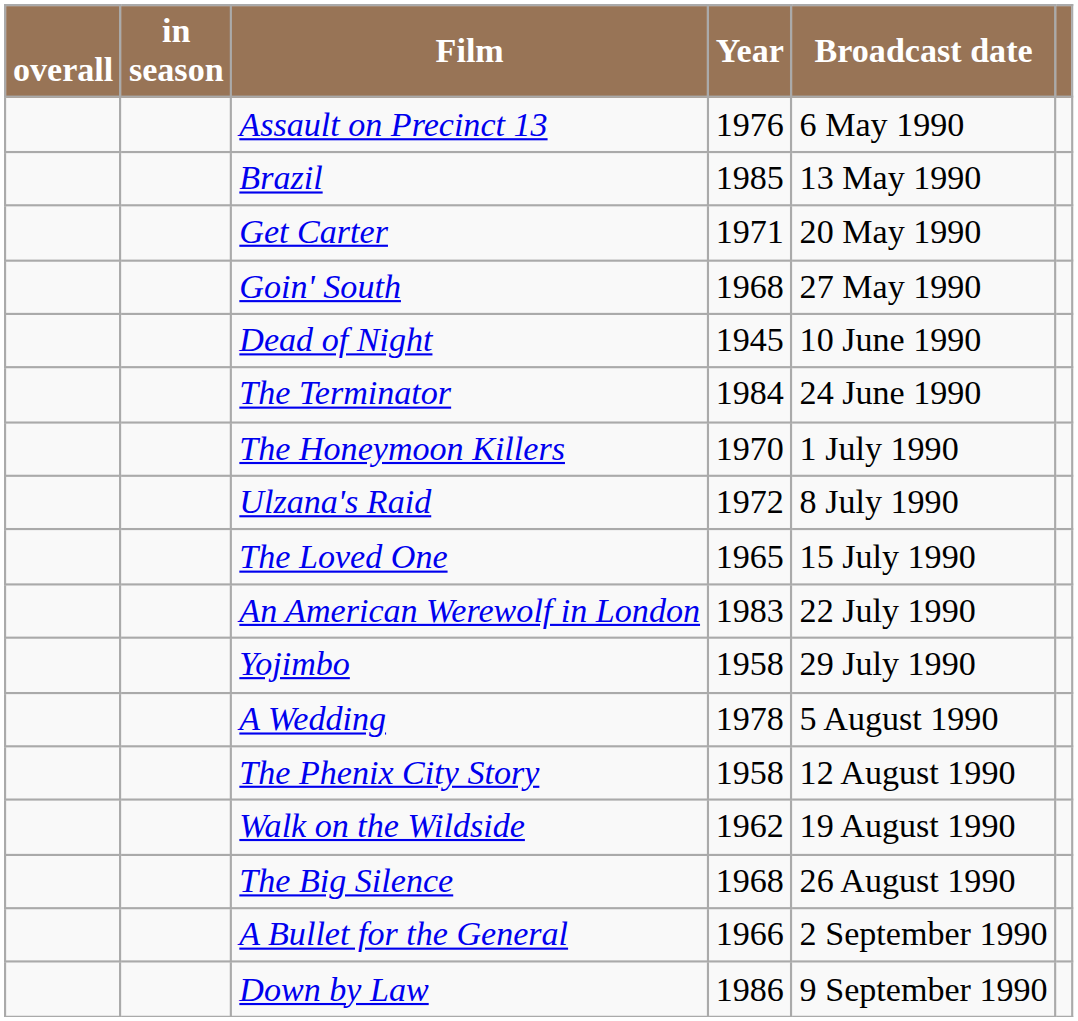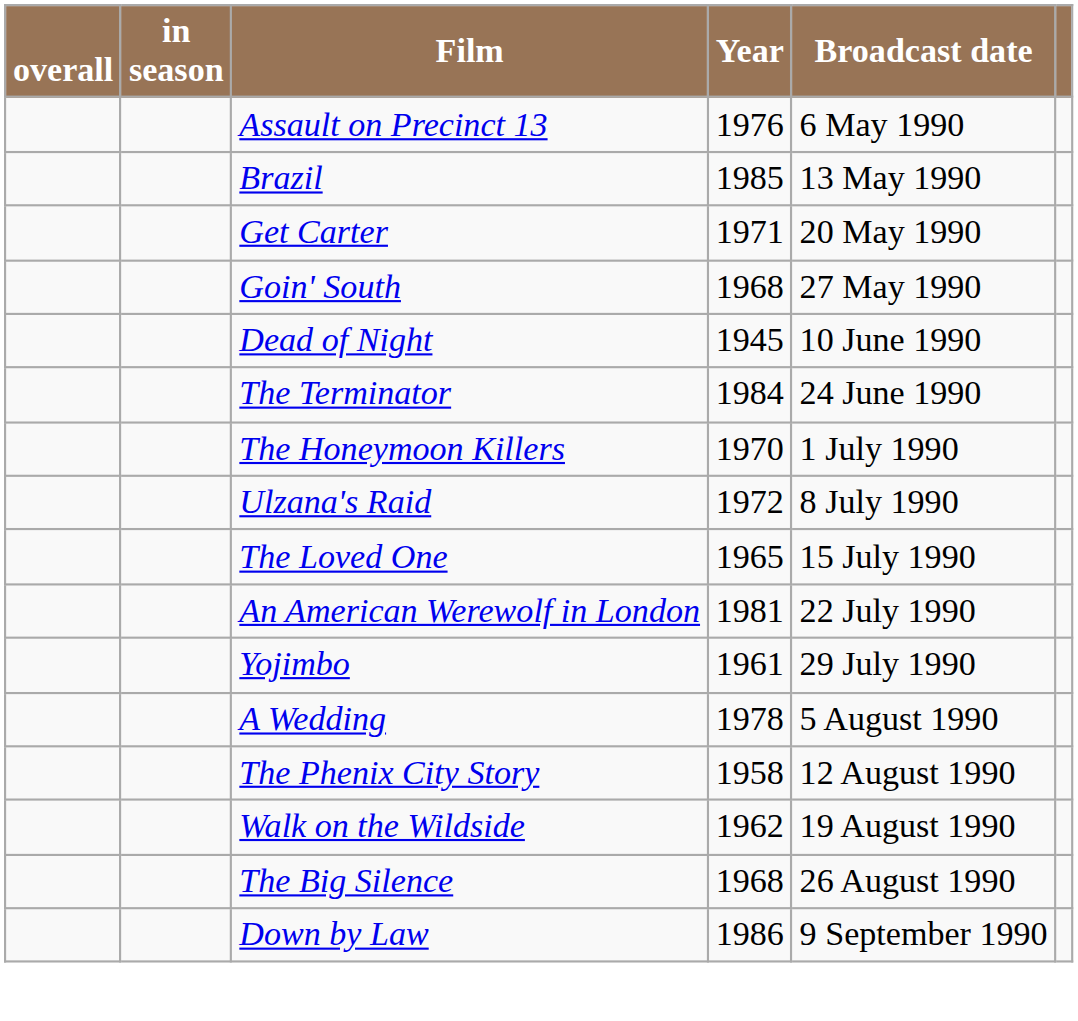(750, 610) 1983 -> (750, 610) 1981
(750, 664) 1958 -> (750, 664) 1961
- row: (404, 934)
